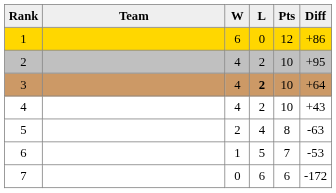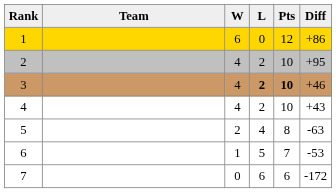(287, 84) normal -> (287, 84) bold
(316, 84) +64 -> (316, 84) +46
